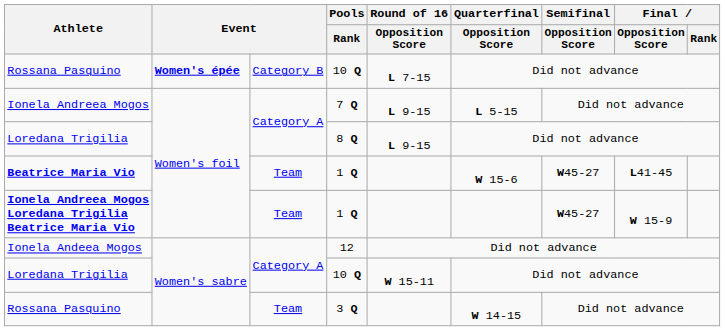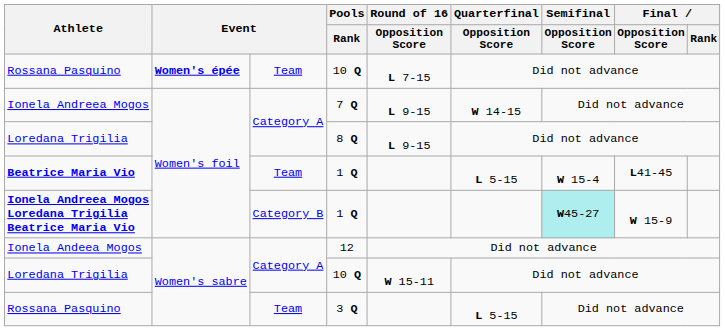(288, 71) Category B -> (288, 71) Team
(496, 112) L 5-15 -> (496, 112) W 14-15
(496, 180) W 15-6 -> (496, 180) L 5-15
(578, 173) W45-27 -> (578, 180) W 15-4
(288, 214) Team -> (288, 214) Category B
(578, 214) no background -> (578, 214) paleturquoise background
(496, 316) W 14-15 -> (496, 316) L 5-15
